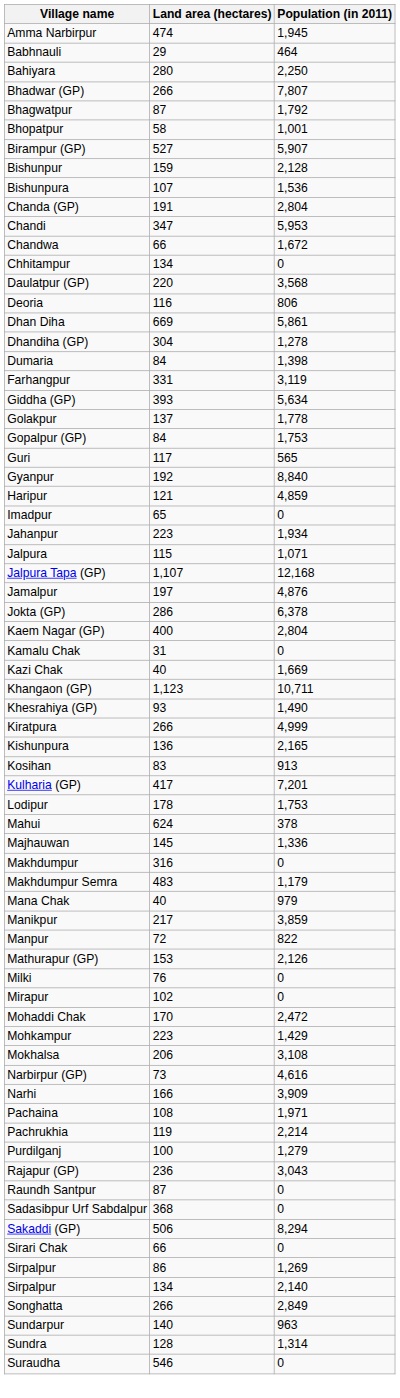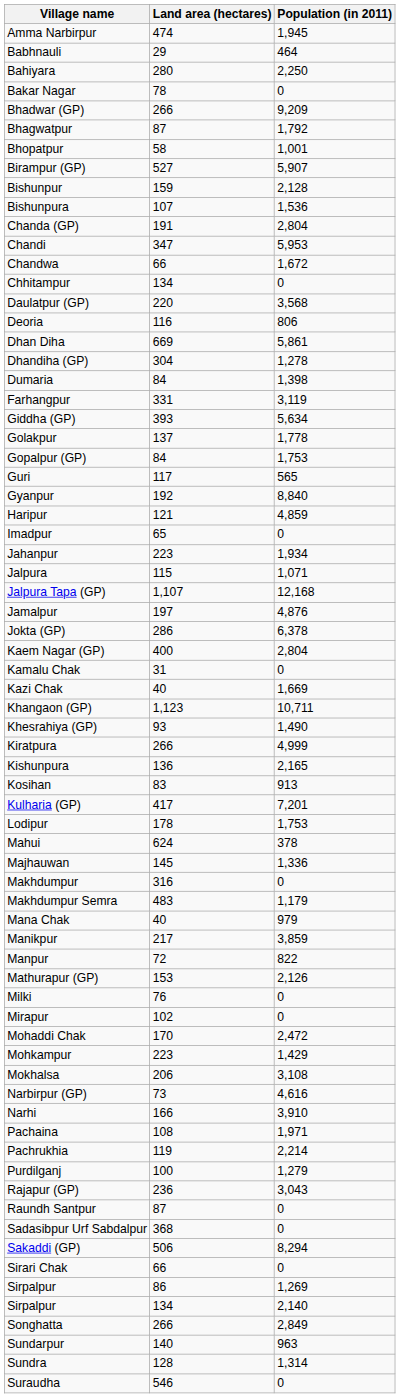+ row: (41, 91)
(292, 91) 7,807 -> (292, 110) 9,209
(292, 1094) 3,909 -> (292, 1113) 3,910
